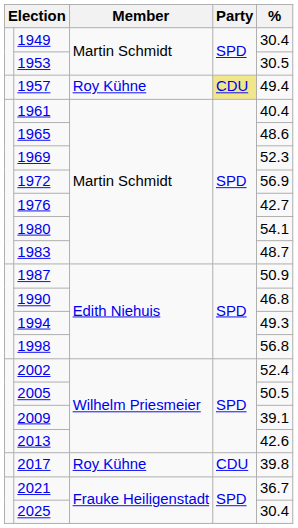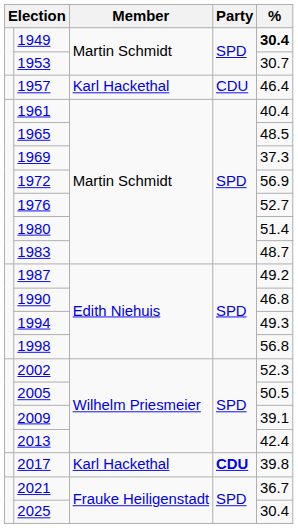(275, 39) normal -> (275, 39) bold
(275, 63) 30.5 -> (275, 63) 30.7
(109, 87) Roy Kühne -> (121, 87) Karl Hackethal
(232, 87) khaki background -> (232, 87) no background
(275, 87) 49.4 -> (275, 87) 46.4
(275, 134) 48.6 -> (275, 134) 48.5
(275, 157) 52.3 -> (275, 157) 37.3
(275, 205) 42.7 -> (275, 205) 52.7
(275, 228) 54.1 -> (275, 228) 51.4
(275, 275) 50.9 -> (275, 275) 49.2
(275, 370) 52.4 -> (275, 370) 52.3
(275, 441) 42.6 -> (275, 441) 42.4
(109, 464) Roy Kühne -> (121, 464) Karl Hackethal
(232, 464) normal -> (232, 464) bold
